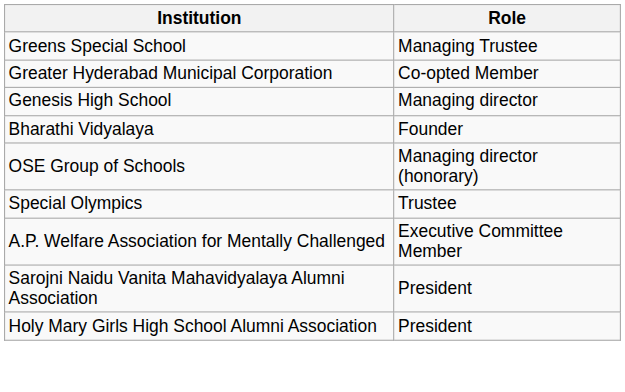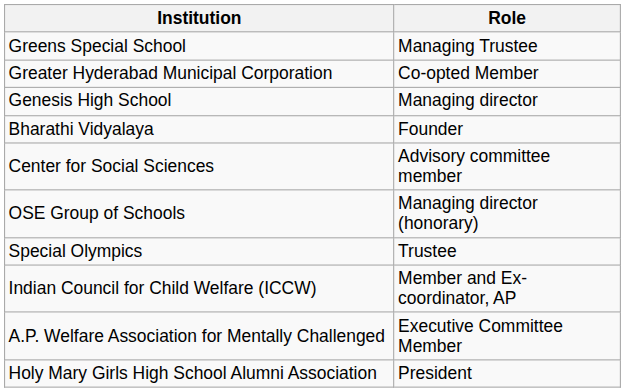+ row: (111, 166)
+ row: (163, 288)
- row: (177, 288)
